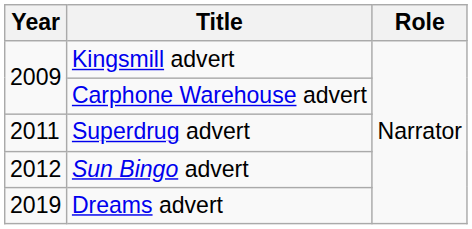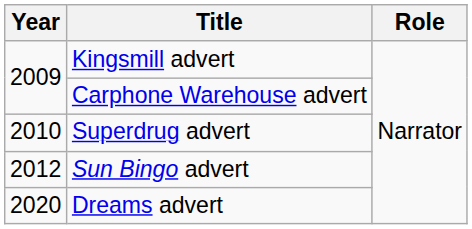(35, 132) 2011 -> (36, 132) 2010
(36, 205) 2019 -> (36, 205) 2020
